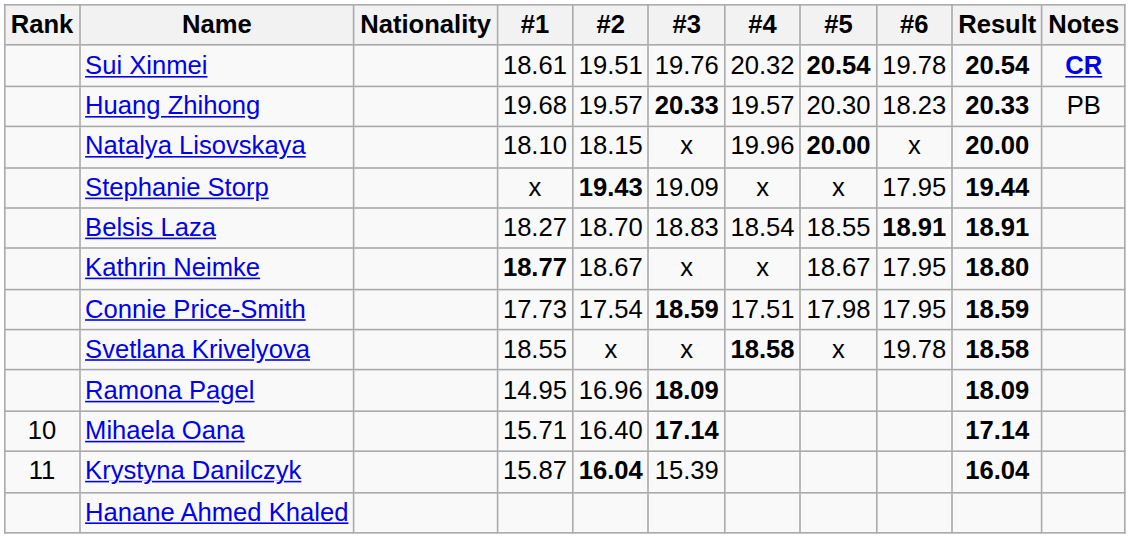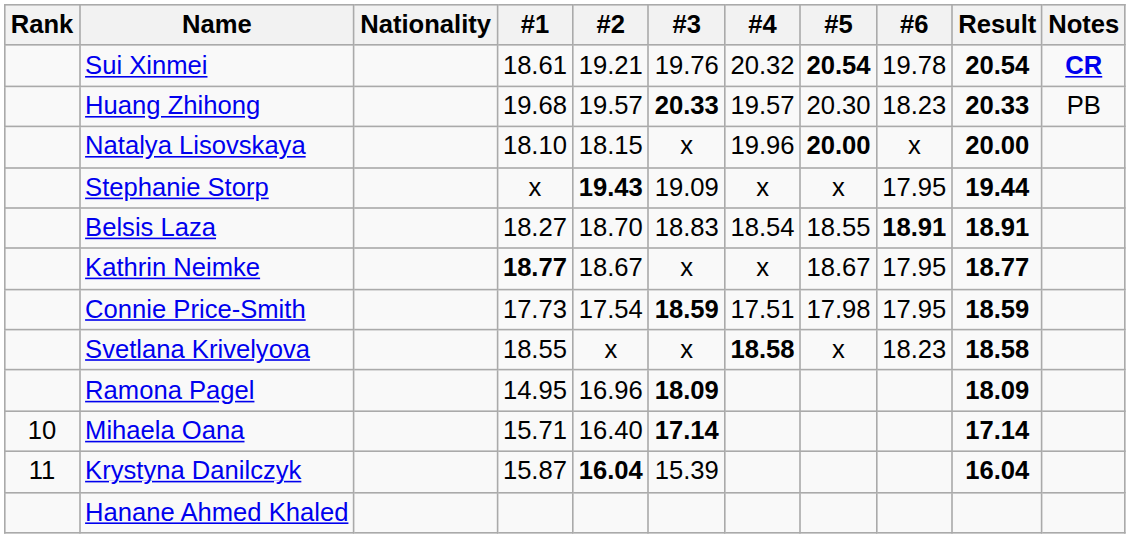(611, 65) 19.51 -> (611, 65) 19.21
(997, 268) 18.80 -> (997, 268) 18.77
(914, 349) 19.78 -> (914, 349) 18.23
